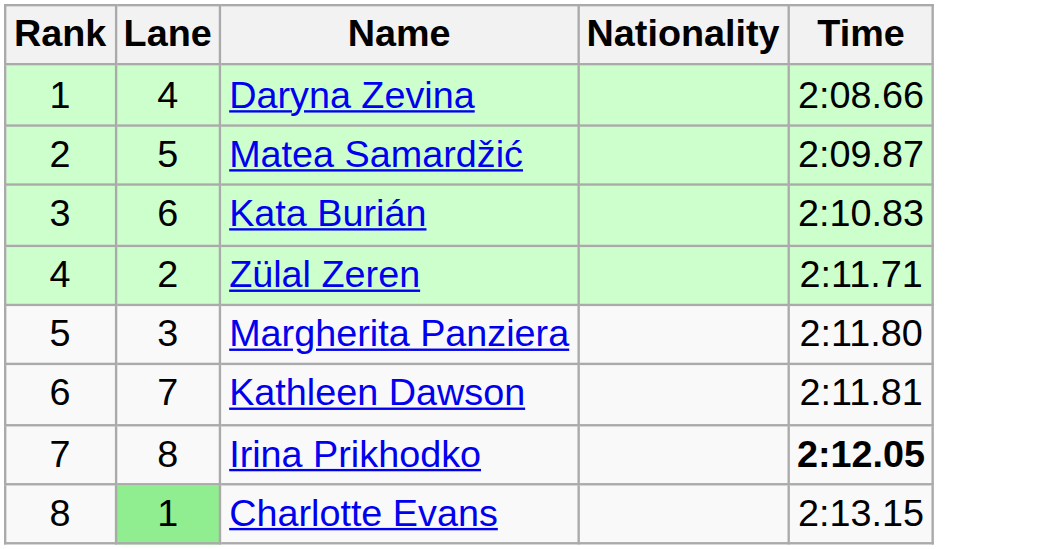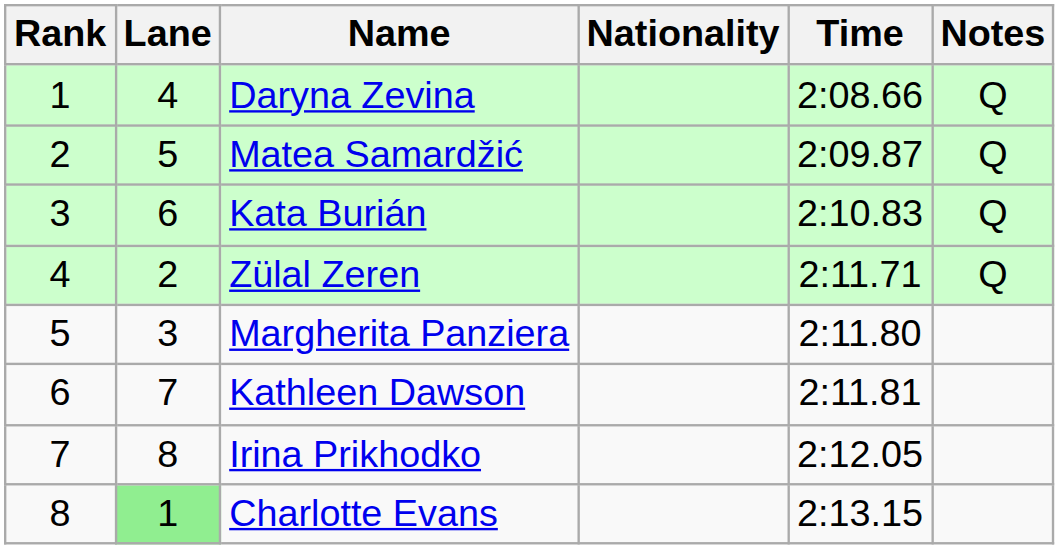+ column: (993, 34)
(861, 453) bold -> (860, 453) normal
